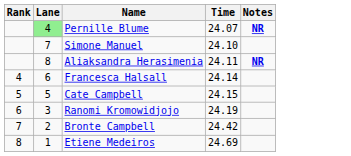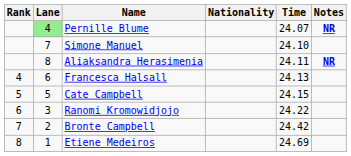+ column: (241, 13)
(223, 78) 24.14 -> (294, 78) 24.13
(223, 110) 24.19 -> (294, 110) 24.22
